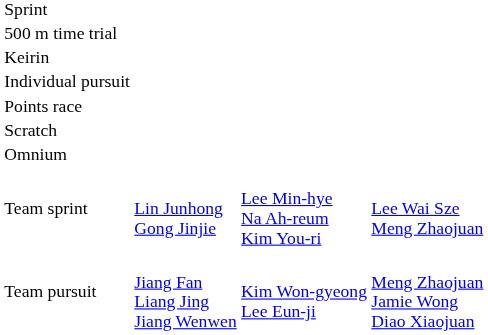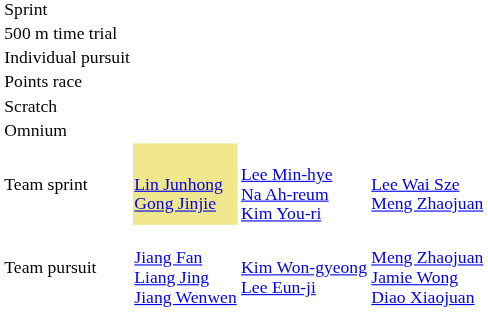- row: (27, 57)
(179, 218) no background -> (179, 193) khaki background
